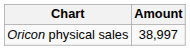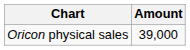(158, 34) 38,997 -> (158, 34) 39,000
